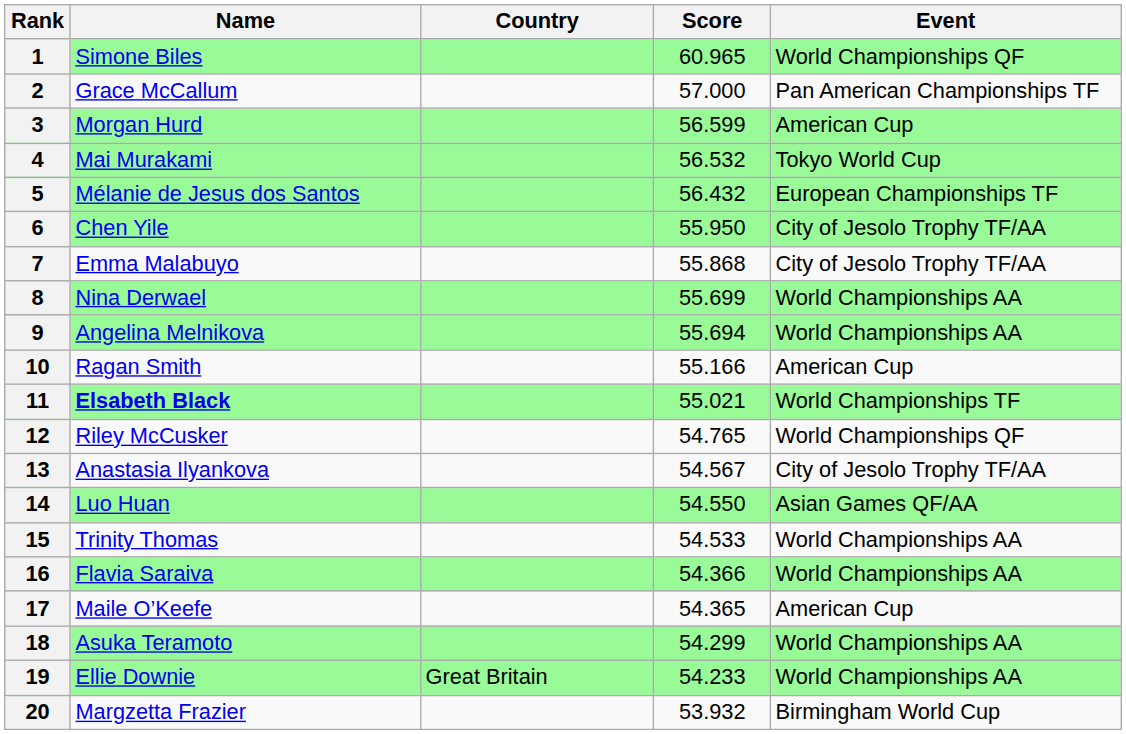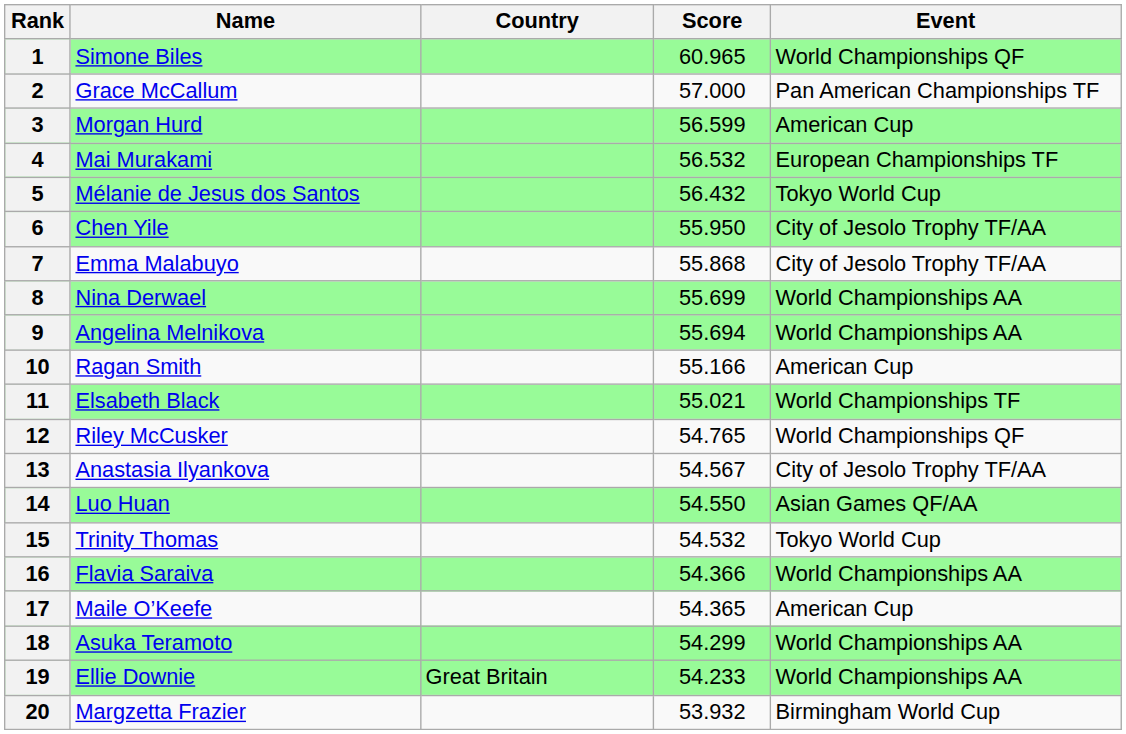(858, 159) Tokyo World Cup -> (917, 159) European Championships TF
(917, 194) European Championships TF -> (858, 194) Tokyo World Cup
(153, 401) bold -> (147, 401) normal
(712, 539) 54.533 -> (712, 539) 54.532
(899, 539) World Championships AA -> (858, 539) Tokyo World Cup
